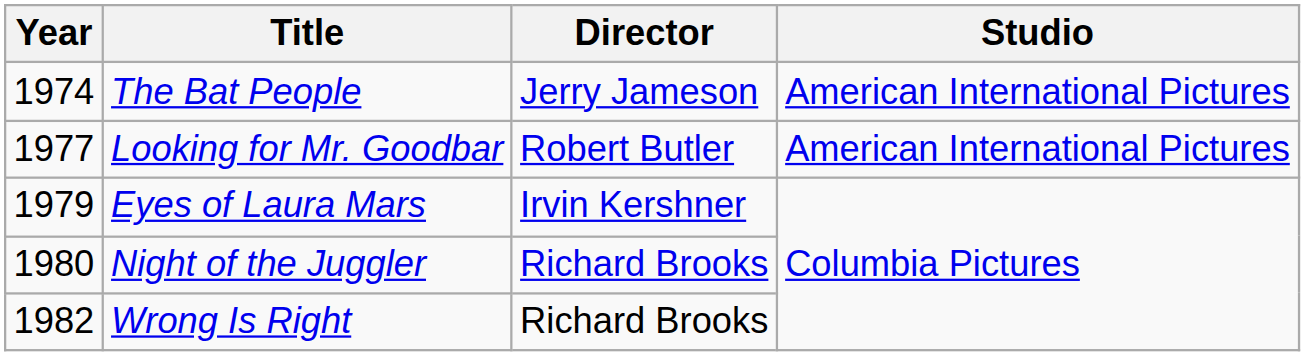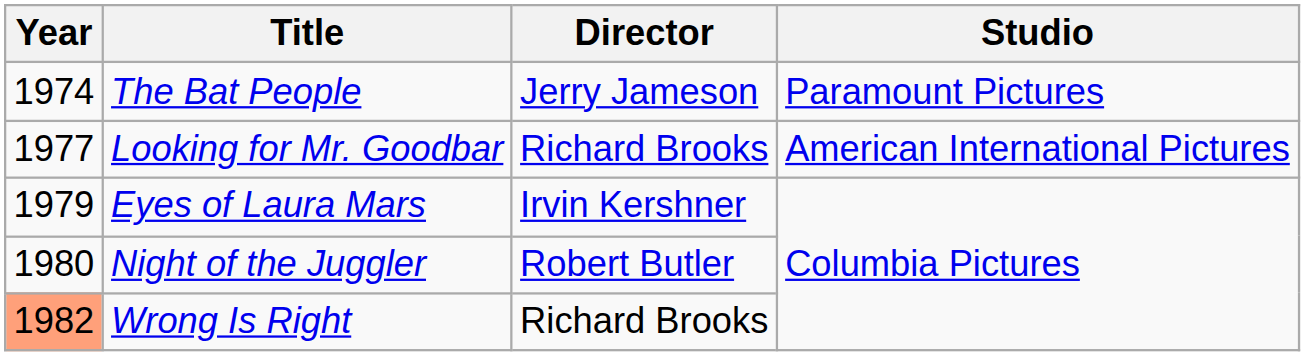(1037, 90) American International Pictures -> (945, 90) Paramount Pictures
(627, 148) Robert Butler -> (644, 148) Richard Brooks
(644, 263) Richard Brooks -> (627, 263) Robert Butler
(54, 321) no background -> (54, 321) lightsalmon background
